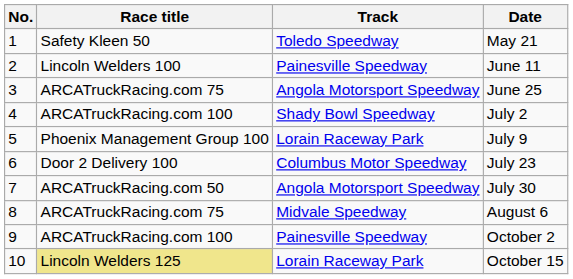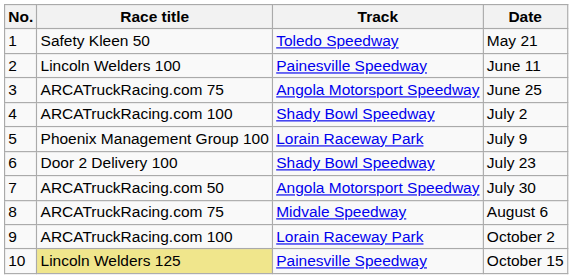(371, 163) Columbus Motor Speedway -> (355, 163) Shady Bowl Speedway
(352, 236) Painesville Speedway -> (350, 236) Lorain Raceway Park
(350, 261) Lorain Raceway Park -> (352, 261) Painesville Speedway
